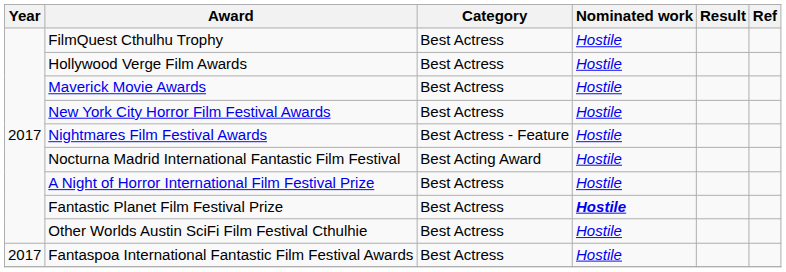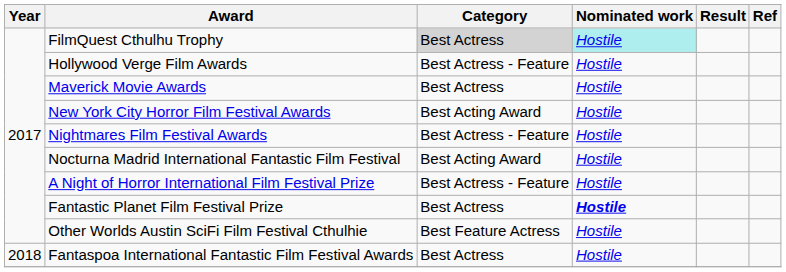(462, 40) no background -> (462, 40) lightgrey background
(599, 40) no background -> (599, 40) paleturquoise background
(462, 64) Best Actress -> (495, 64) Best Actress - Feature
(462, 111) Best Actress -> (481, 111) Best Acting Award
(462, 183) Best Actress -> (495, 183) Best Actress - Feature
(462, 231) Best Actress -> (490, 231) Best Feature Actress
(25, 254) 2017 -> (25, 254) 2018
